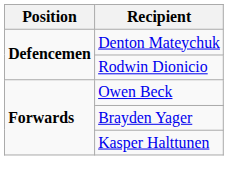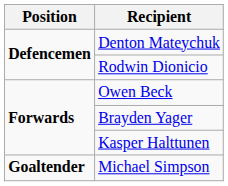+ row: (154, 167)
